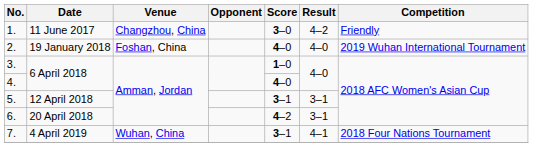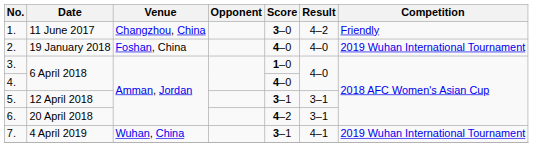(415, 133) 2018 Four Nations Tournament -> (433, 133) 2019 Wuhan International Tournament
